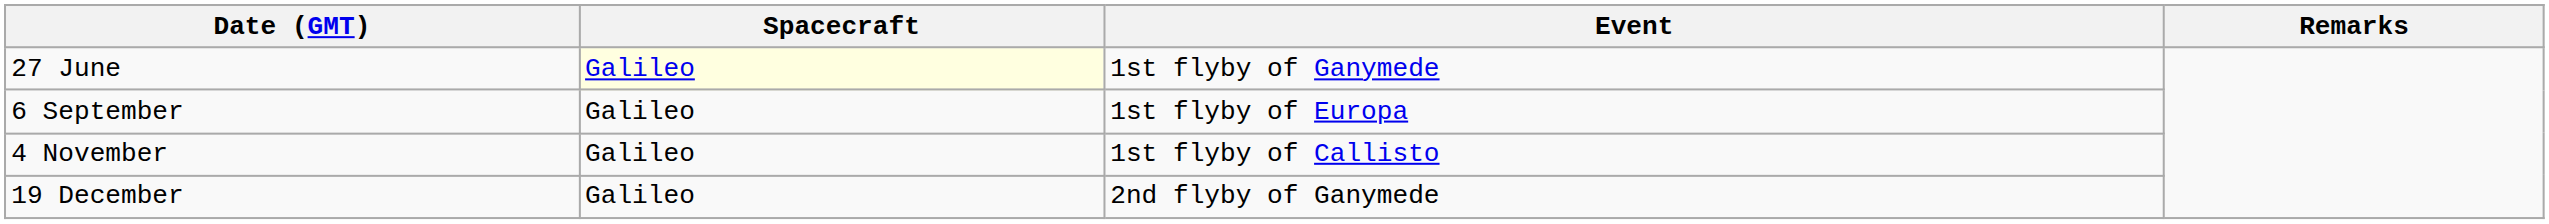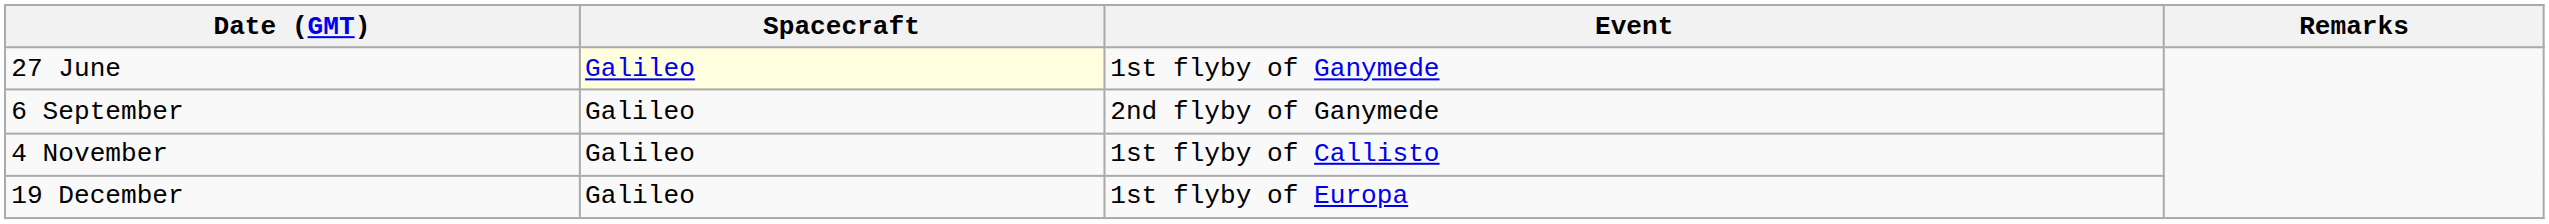(1259, 111) 1st flyby of Europa -> (1275, 111) 2nd flyby of Ganymede
(1275, 197) 2nd flyby of Ganymede -> (1259, 197) 1st flyby of Europa
